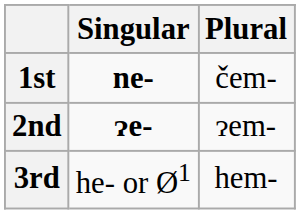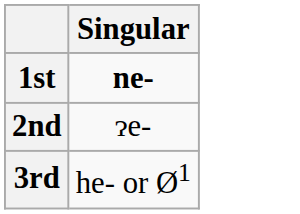- column: (246, 28)
(133, 126) bold -> (133, 126) normal
